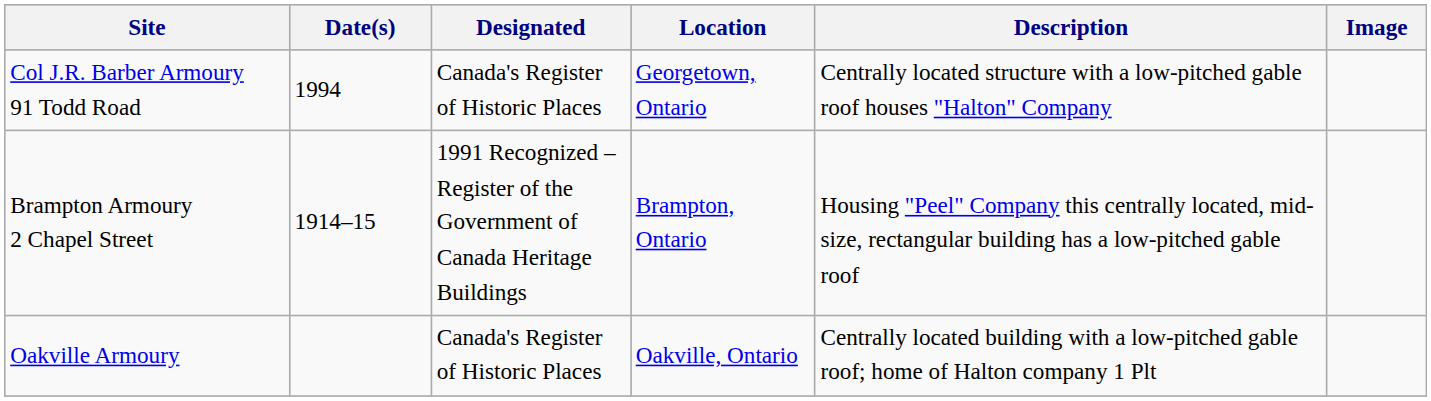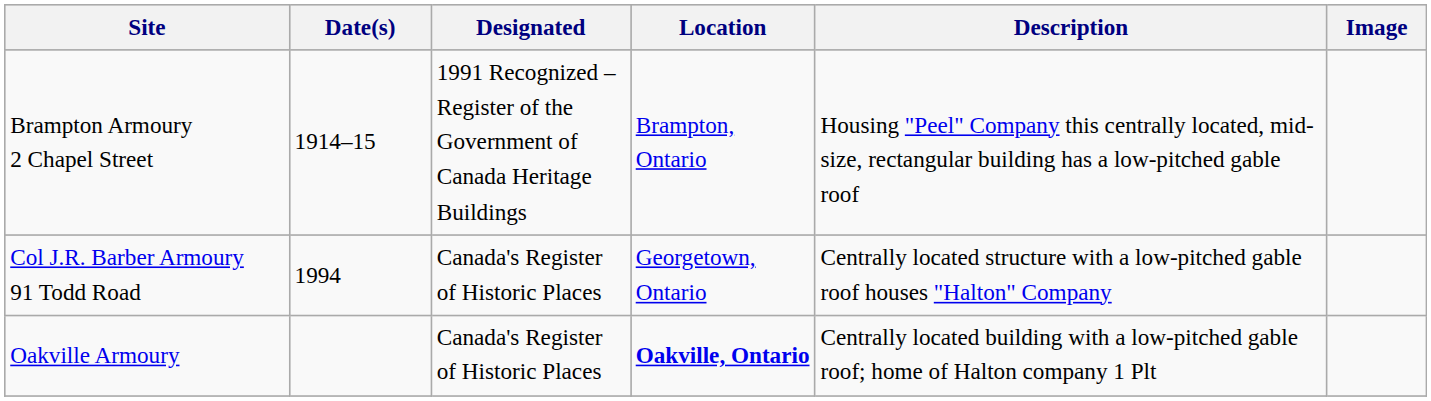rows swapped: (127, 90) <-> (101, 222)
(717, 355) normal -> (723, 355) bold
